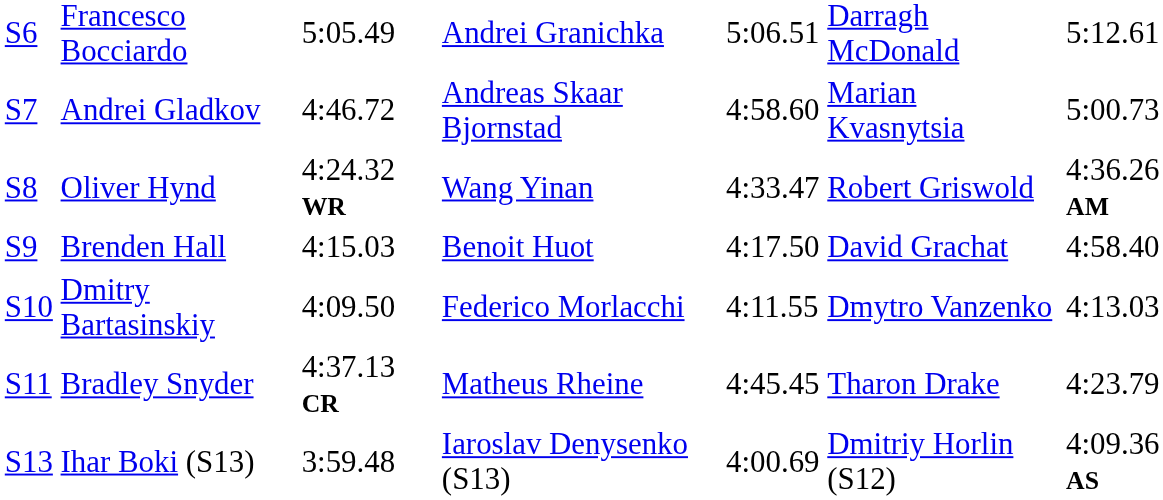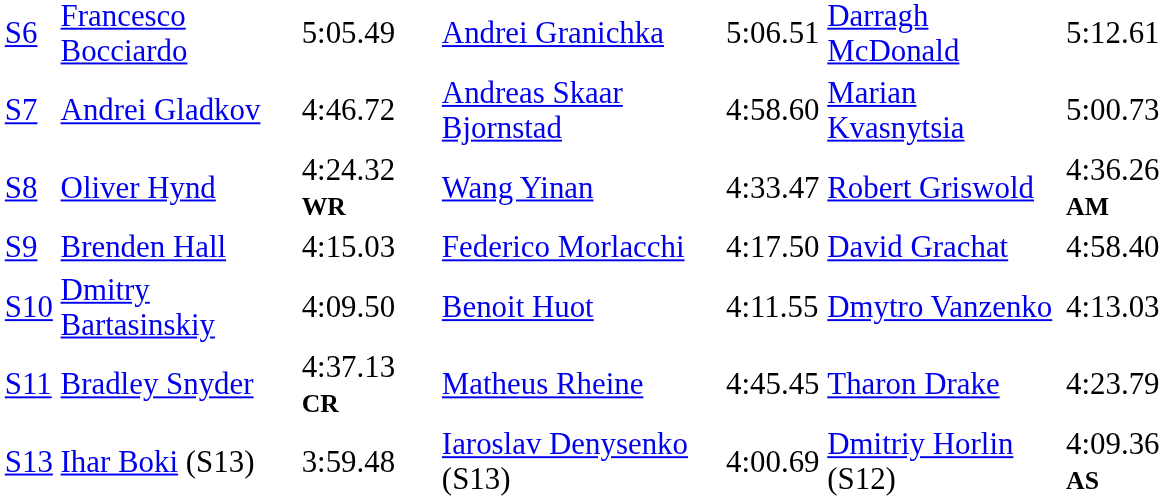(518, 247) Benoit Huot -> (563, 247) Federico Morlacchi
(563, 307) Federico Morlacchi -> (518, 307) Benoit Huot
